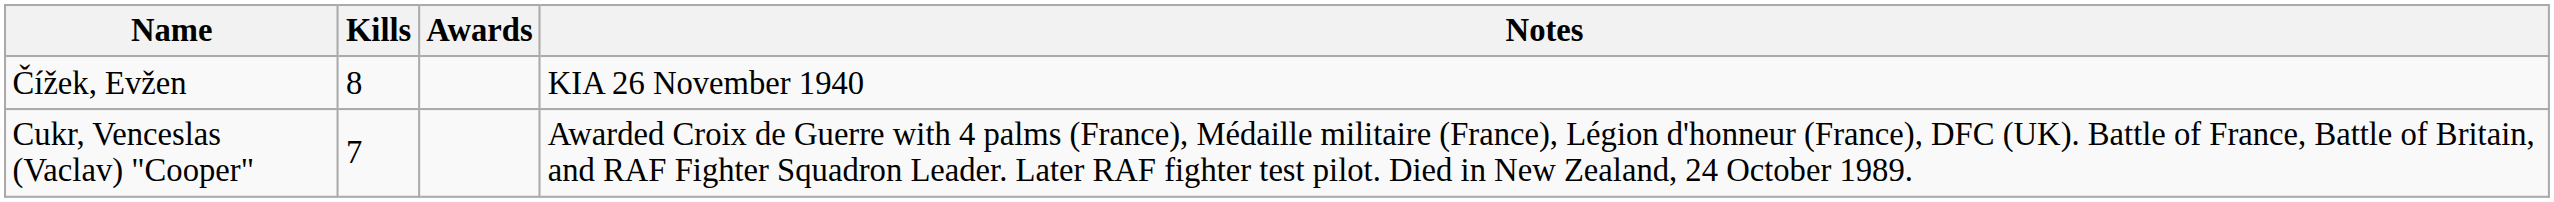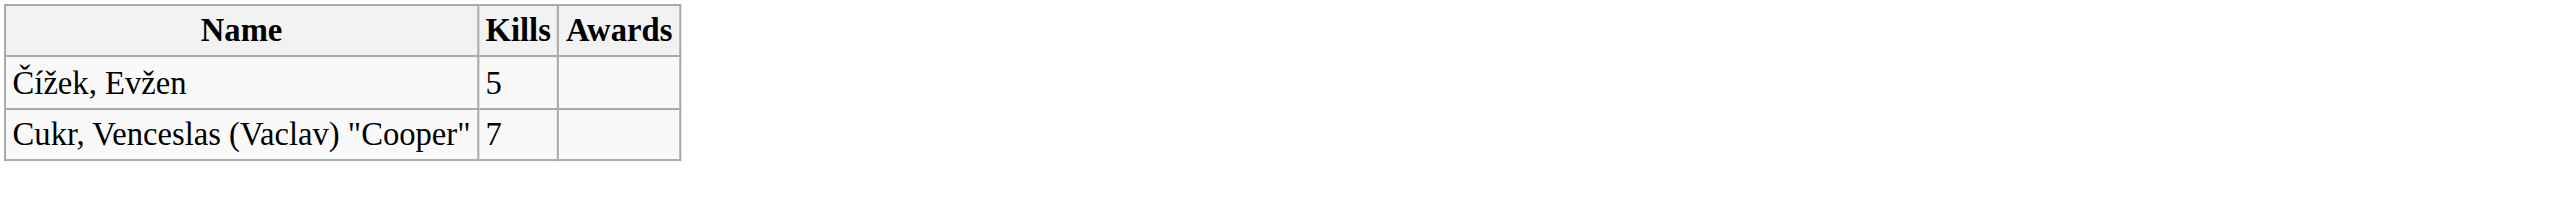- column: (1545, 30)
(354, 82) 8 -> (494, 82) 5
